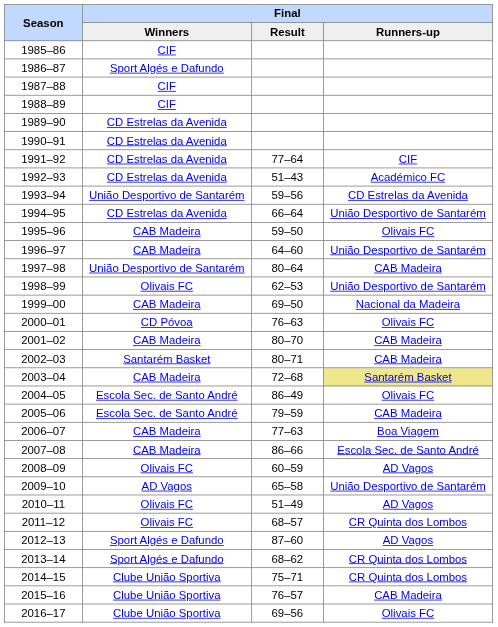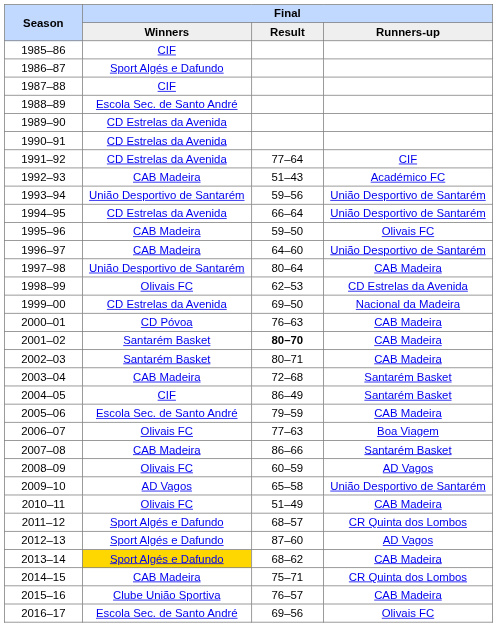(167, 104) CIF -> (167, 104) Escola Sec. de Santo André
(167, 177) CD Estrelas da Avenida -> (167, 177) CAB Madeira
(408, 195) CD Estrelas da Avenida -> (408, 195) União Desportivo de Santarém
(408, 286) União Desportivo de Santarém -> (408, 286) CD Estrelas da Avenida
(167, 304) CAB Madeira -> (167, 304) CD Estrelas da Avenida
(408, 322) Olivais FC -> (408, 322) CAB Madeira
(167, 341) CAB Madeira -> (167, 341) Santarém Basket
(287, 341) normal -> (287, 341) bold
(408, 377) khaki background -> (408, 377) no background
(167, 395) Escola Sec. de Santo André -> (167, 395) CIF
(408, 395) Olivais FC -> (408, 395) Santarém Basket
(167, 431) CAB Madeira -> (167, 431) Olivais FC
(408, 450) Escola Sec. de Santo André -> (408, 450) Santarém Basket
(408, 504) AD Vagos -> (408, 504) CAB Madeira
(167, 522) Olivais FC -> (167, 522) Sport Algés e Dafundo
(167, 559) no background -> (167, 559) gold background
(408, 559) CR Quinta dos Lombos -> (408, 559) CAB Madeira
(167, 577) Clube União Sportiva -> (167, 577) CAB Madeira
(167, 613) Clube União Sportiva -> (167, 613) Escola Sec. de Santo André
